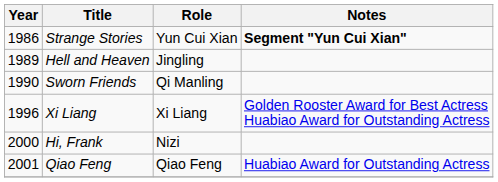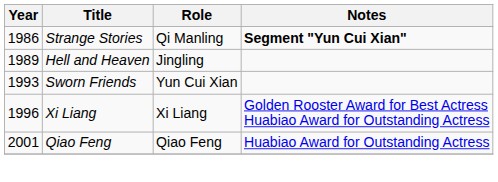(197, 37) Yun Cui Xian -> (190, 37) Qi Manling
(23, 82) 1990 -> (23, 82) 1993
(190, 82) Qi Manling -> (197, 82) Yun Cui Xian
- row: (74, 143)
